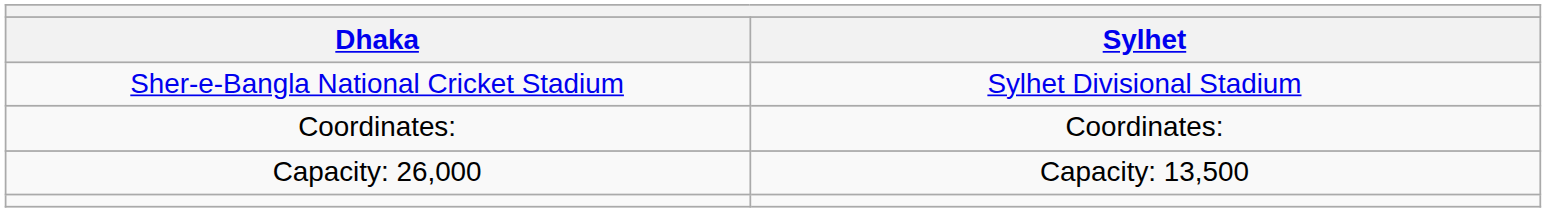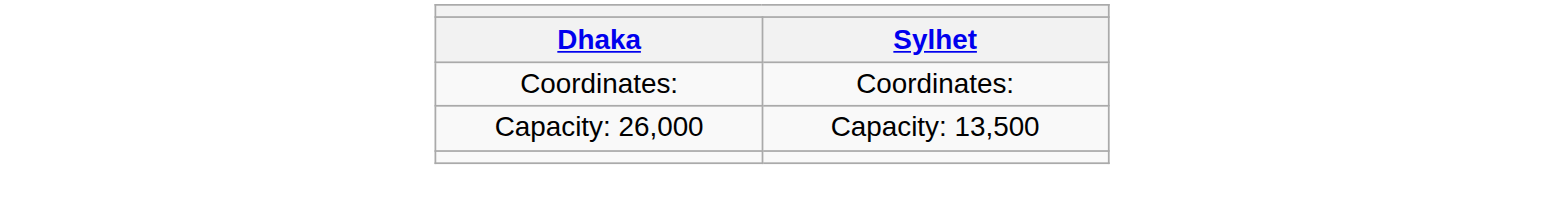- row: (377, 83)
